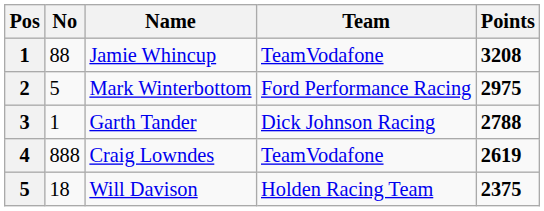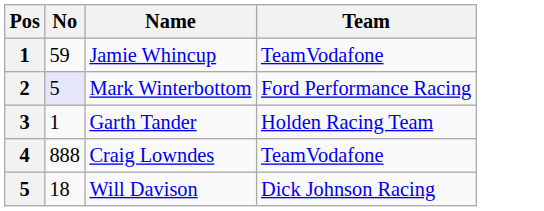- column: (508, 21)
(60, 55) 88 -> (60, 55) 59
(54, 88) no background -> (54, 88) lavender background
(348, 122) Dick Johnson Racing -> (347, 122) Holden Racing Team
(347, 189) Holden Racing Team -> (348, 189) Dick Johnson Racing
